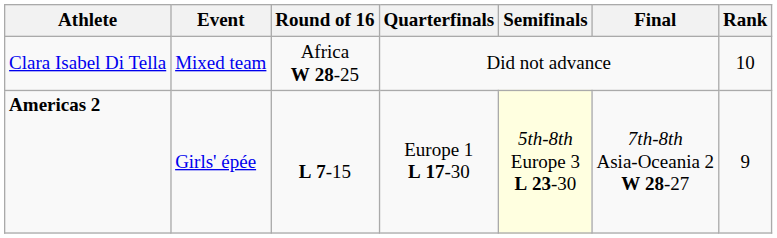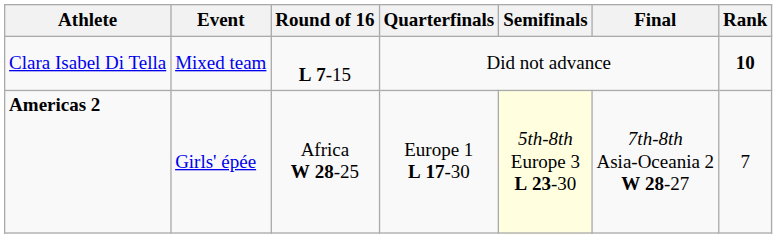(325, 63) Africa W 28-25 -> (325, 74) L 7-15
(745, 63) normal -> (745, 63) bold
(325, 173) L 7-15 -> (325, 161) Africa W 28-25
(745, 161) 9 -> (745, 161) 7
